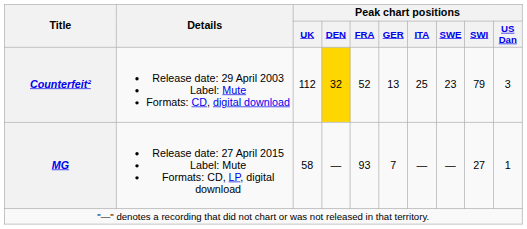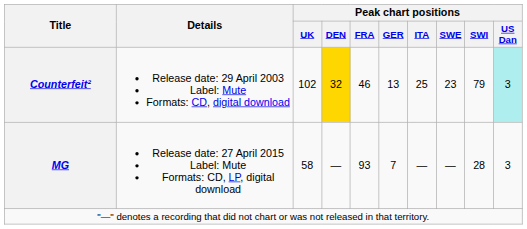(307, 84) 112 -> (307, 84) 102
(365, 84) 52 -> (365, 84) 46
(508, 84) no background -> (508, 84) paleturquoise background
(479, 165) 27 -> (479, 165) 28
(508, 165) 1 -> (508, 165) 3
